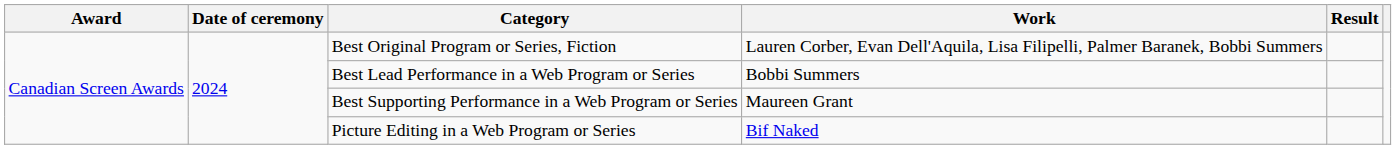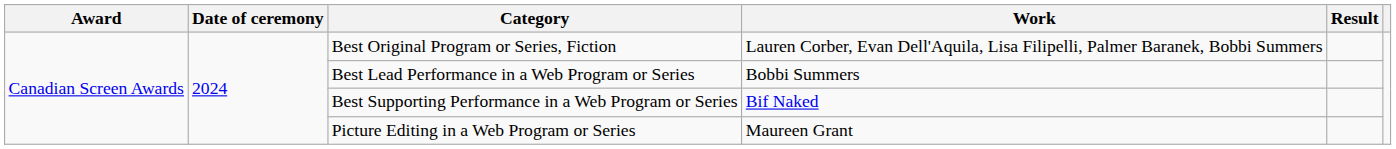(799, 102) Maureen Grant -> (782, 102) Bif Naked
(782, 130) Bif Naked -> (799, 130) Maureen Grant
